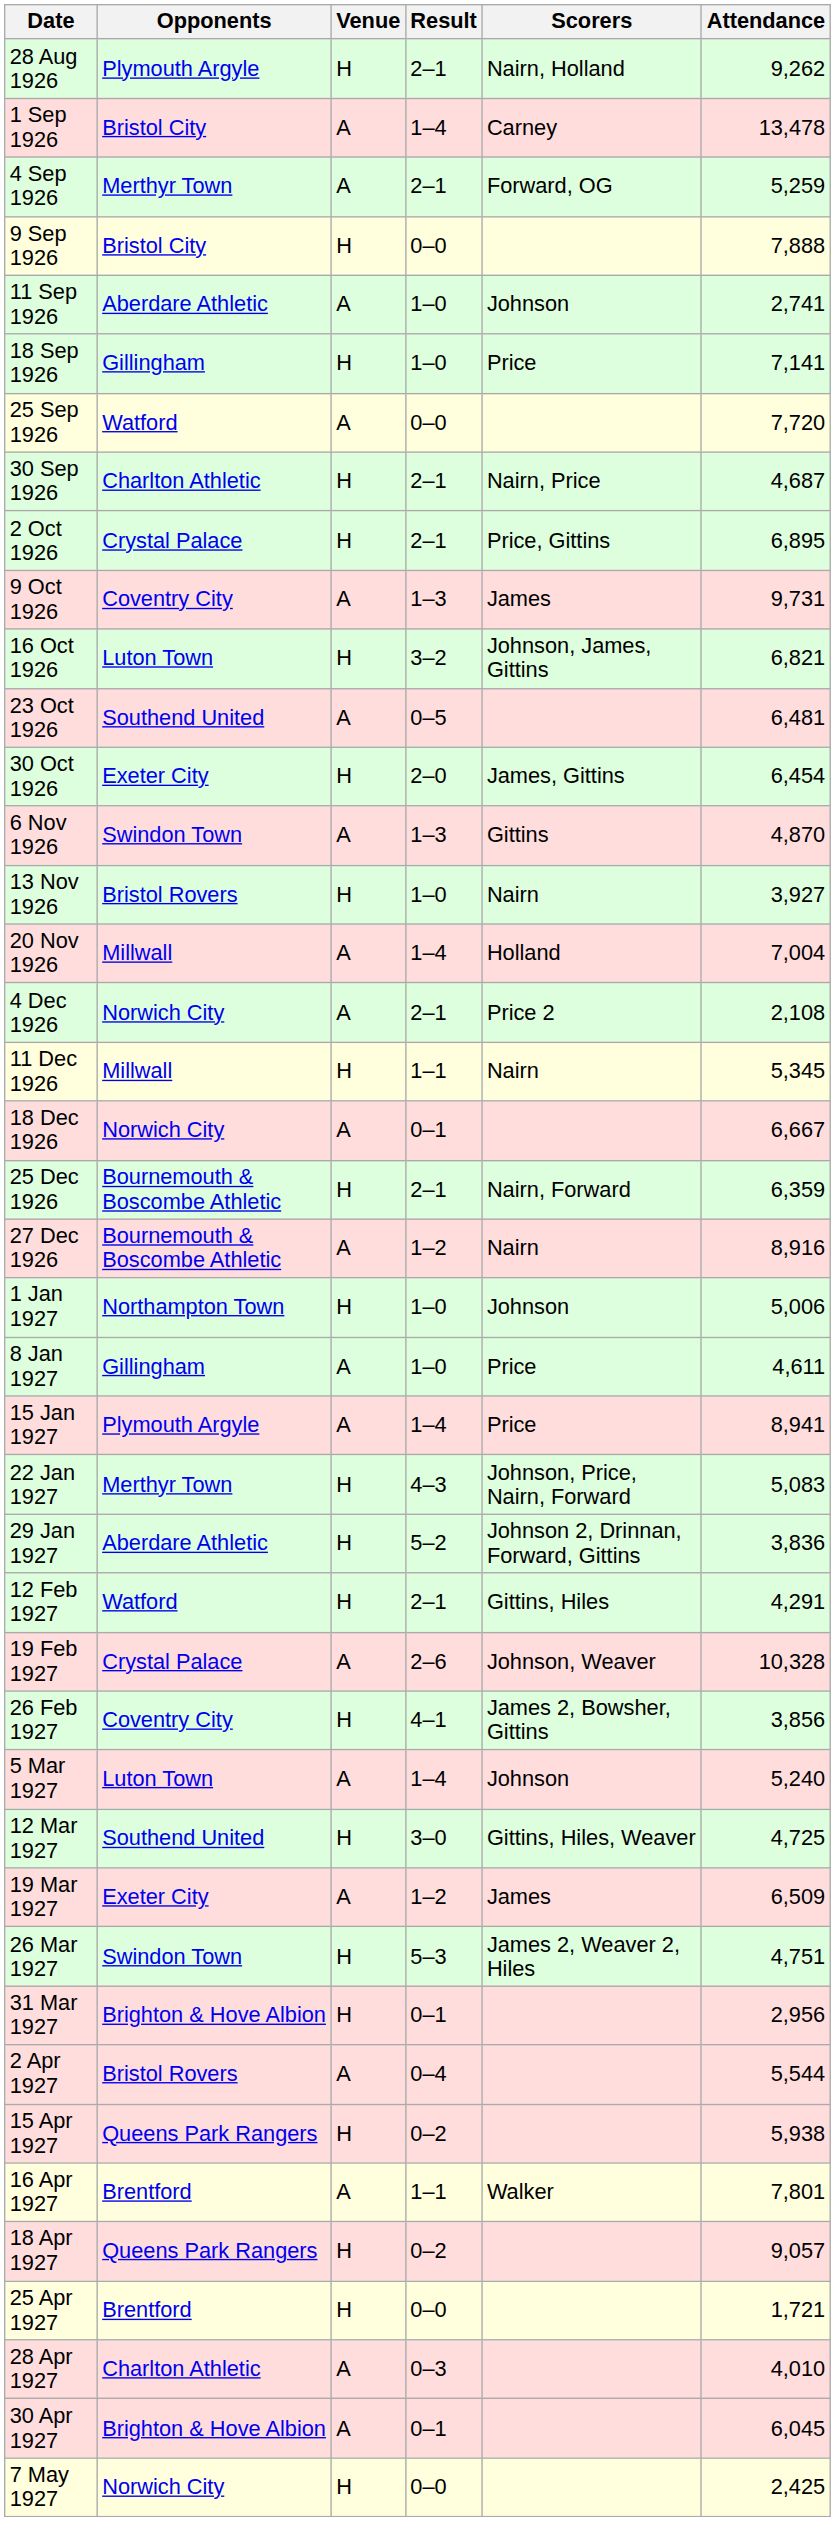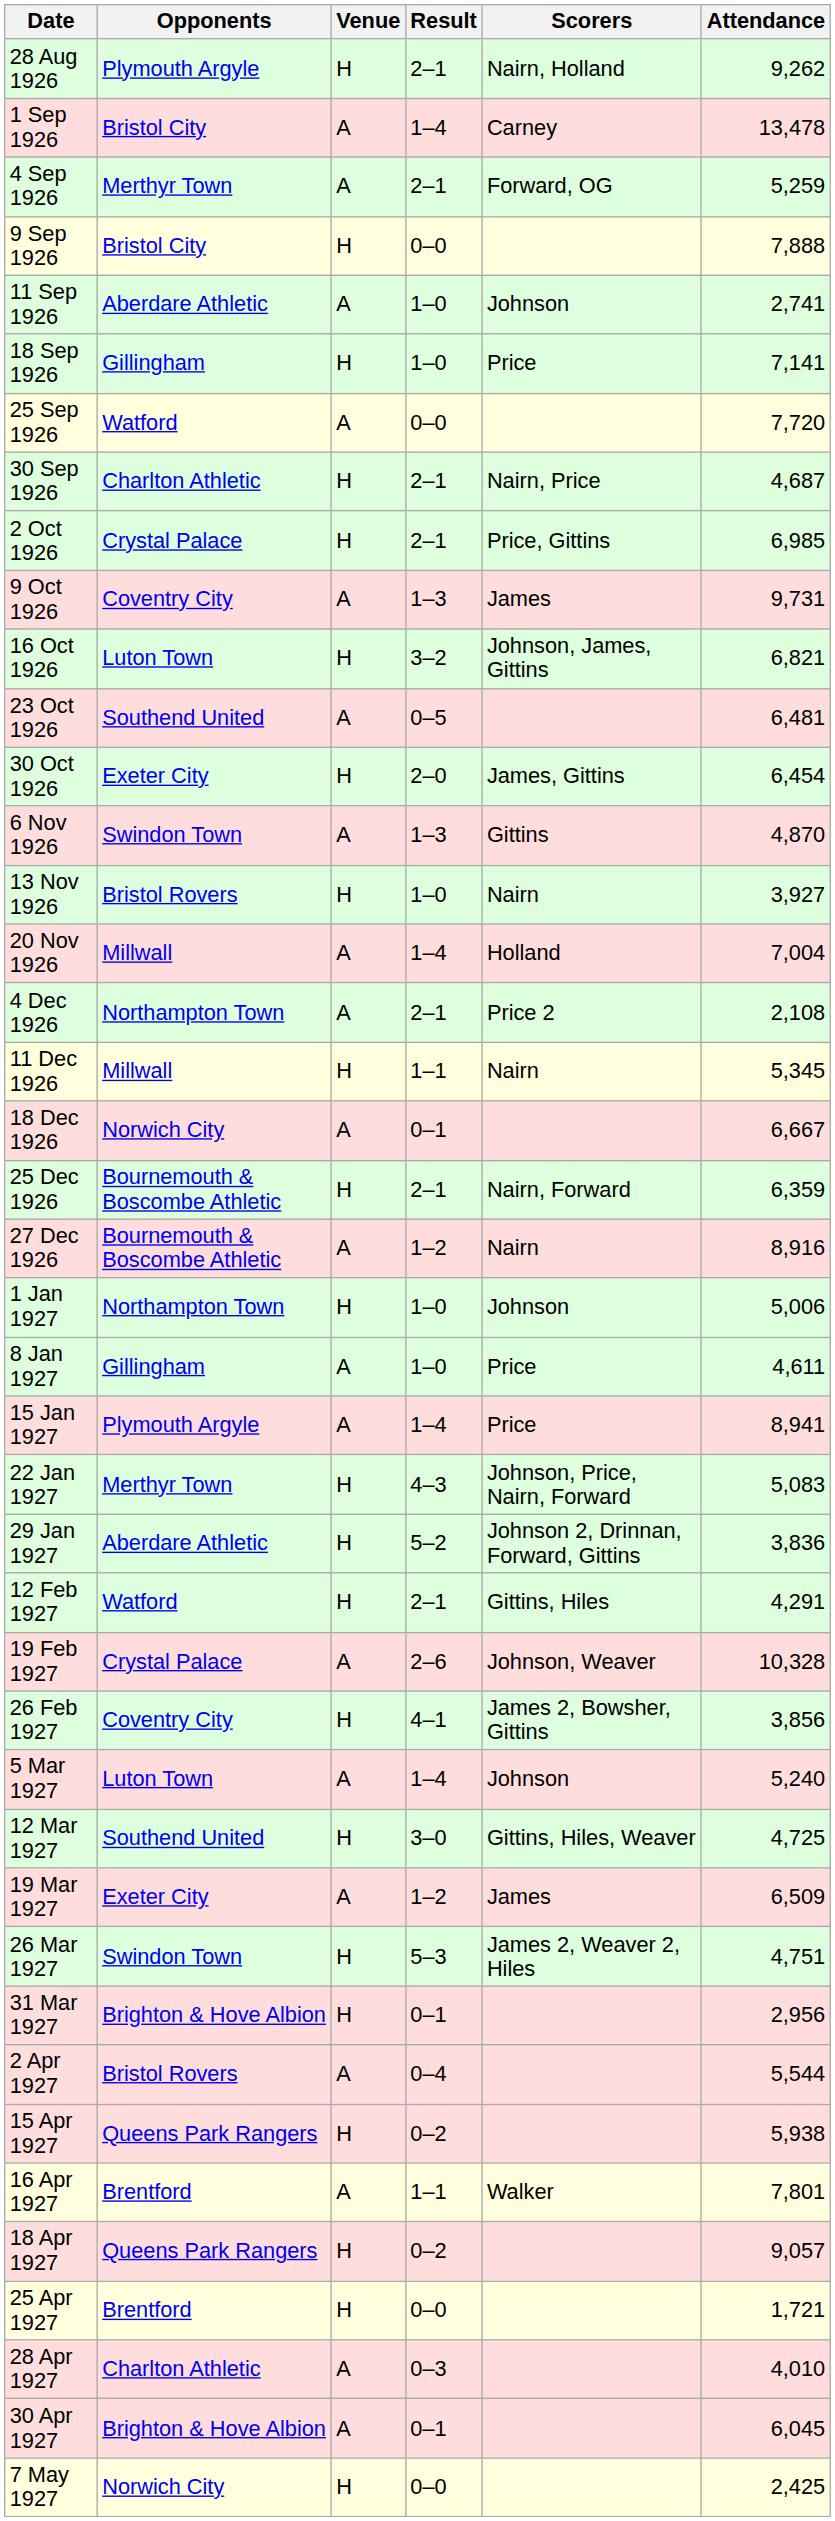(798, 540) 6,895 -> (798, 540) 6,985
(163, 1012) Norwich City -> (193, 1012) Northampton Town
